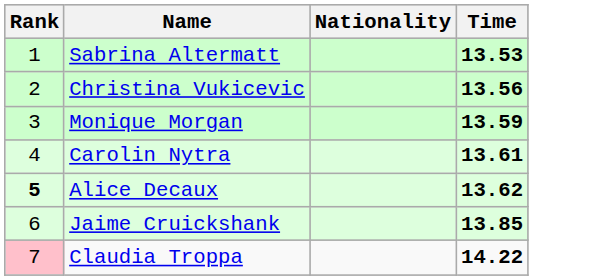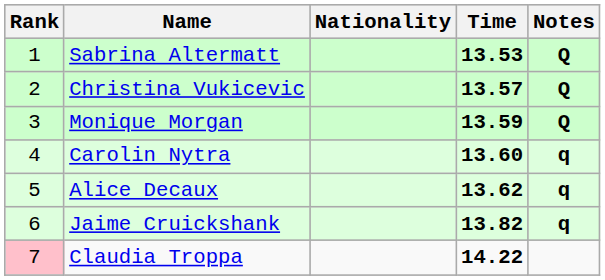+ column: (564, 22)
(492, 89) 13.56 -> (492, 89) 13.57
(492, 156) 13.61 -> (492, 156) 13.60
(35, 190) bold -> (35, 190) normal
(492, 224) 13.85 -> (492, 224) 13.82
